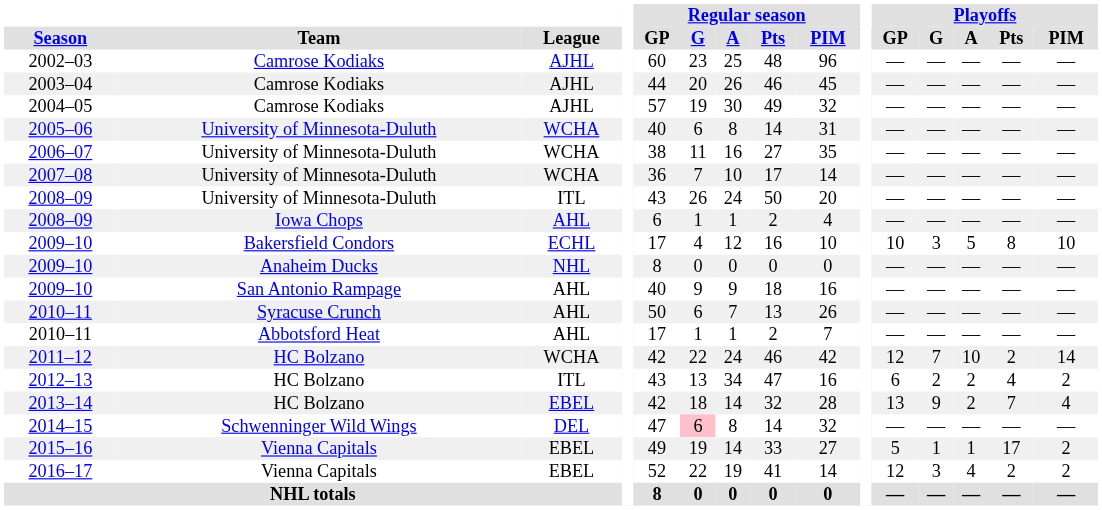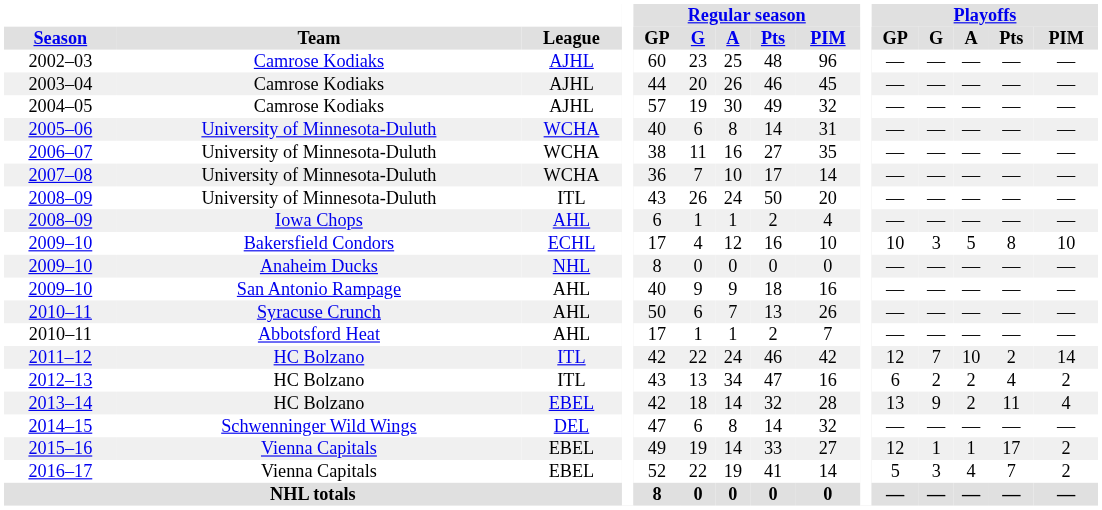(571, 357) WCHA -> (571, 357) ITL
(1011, 402) 7 -> (1011, 402) 11
(698, 425) pink background -> (698, 425) no background
(895, 448) 5 -> (895, 448) 12
(895, 471) 12 -> (895, 471) 5
(1011, 471) 2 -> (1011, 471) 7
